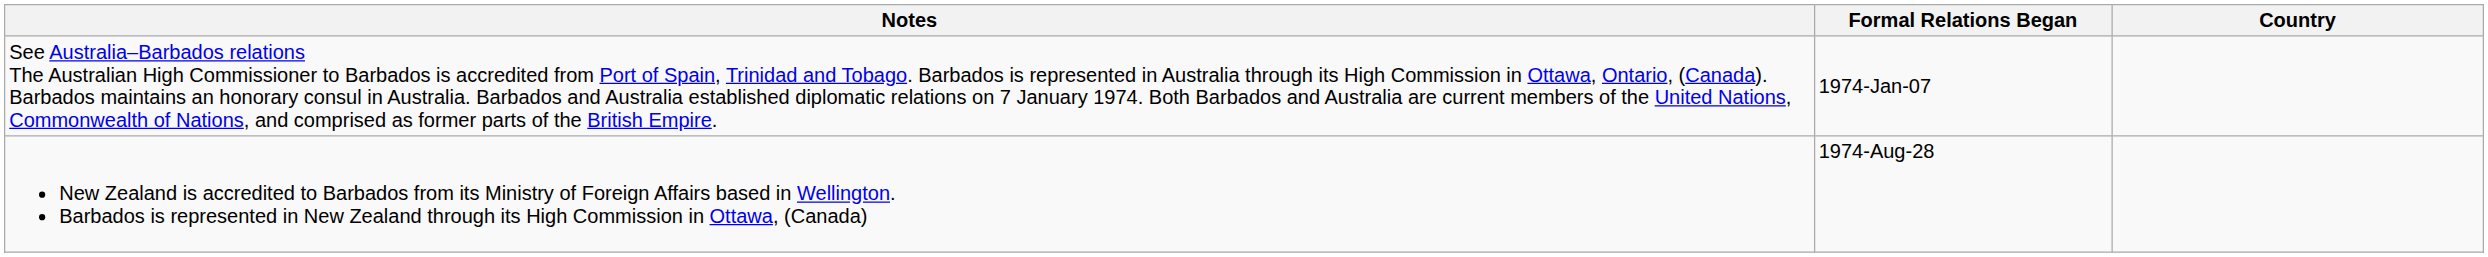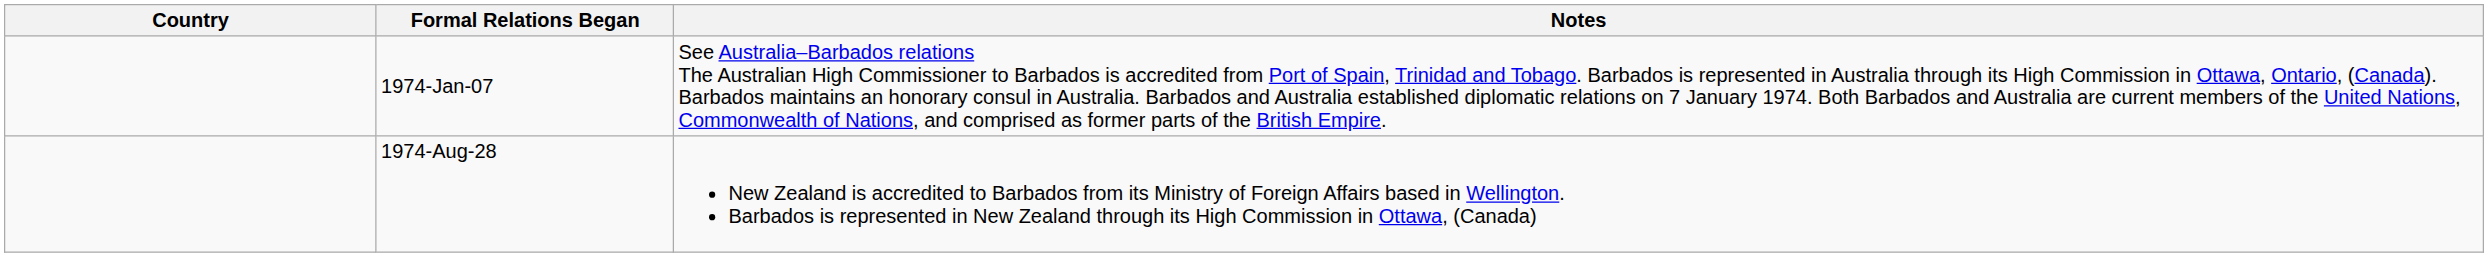columns swapped: (2297, 20) <-> (909, 20)
